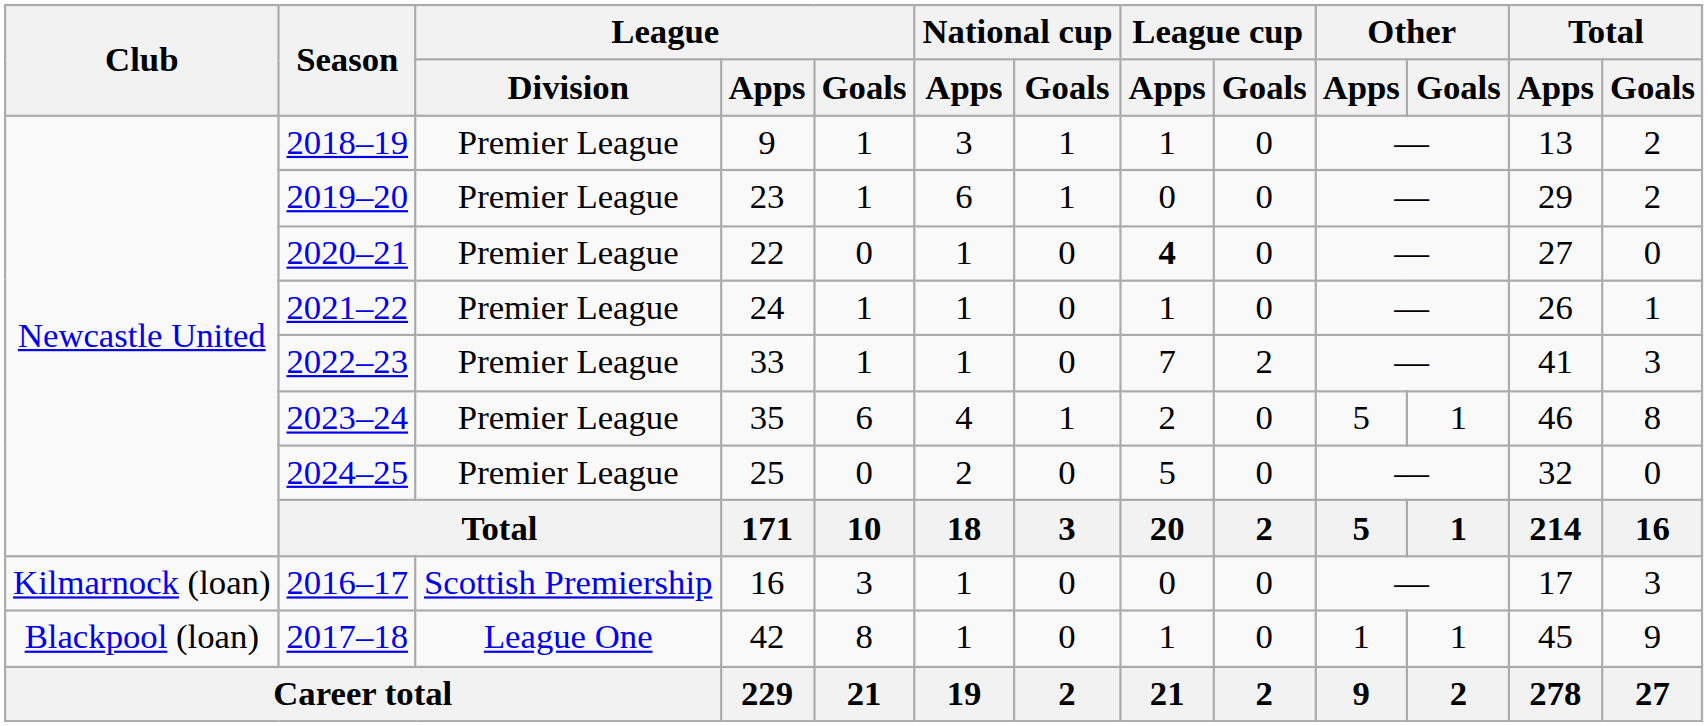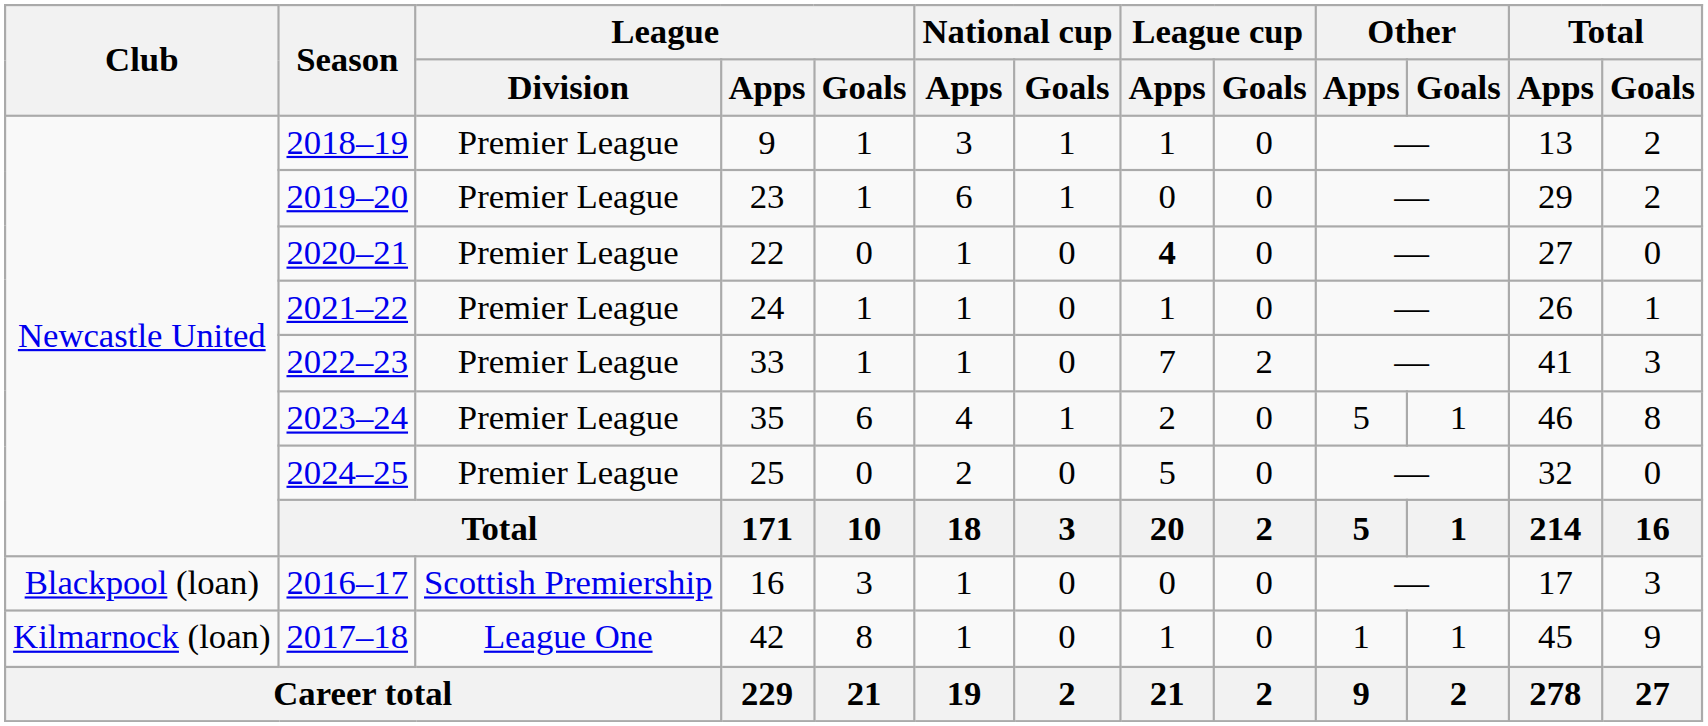(142, 582) Kilmarnock (loan) -> (142, 582) Blackpool (loan)
(142, 637) Blackpool (loan) -> (142, 637) Kilmarnock (loan)
